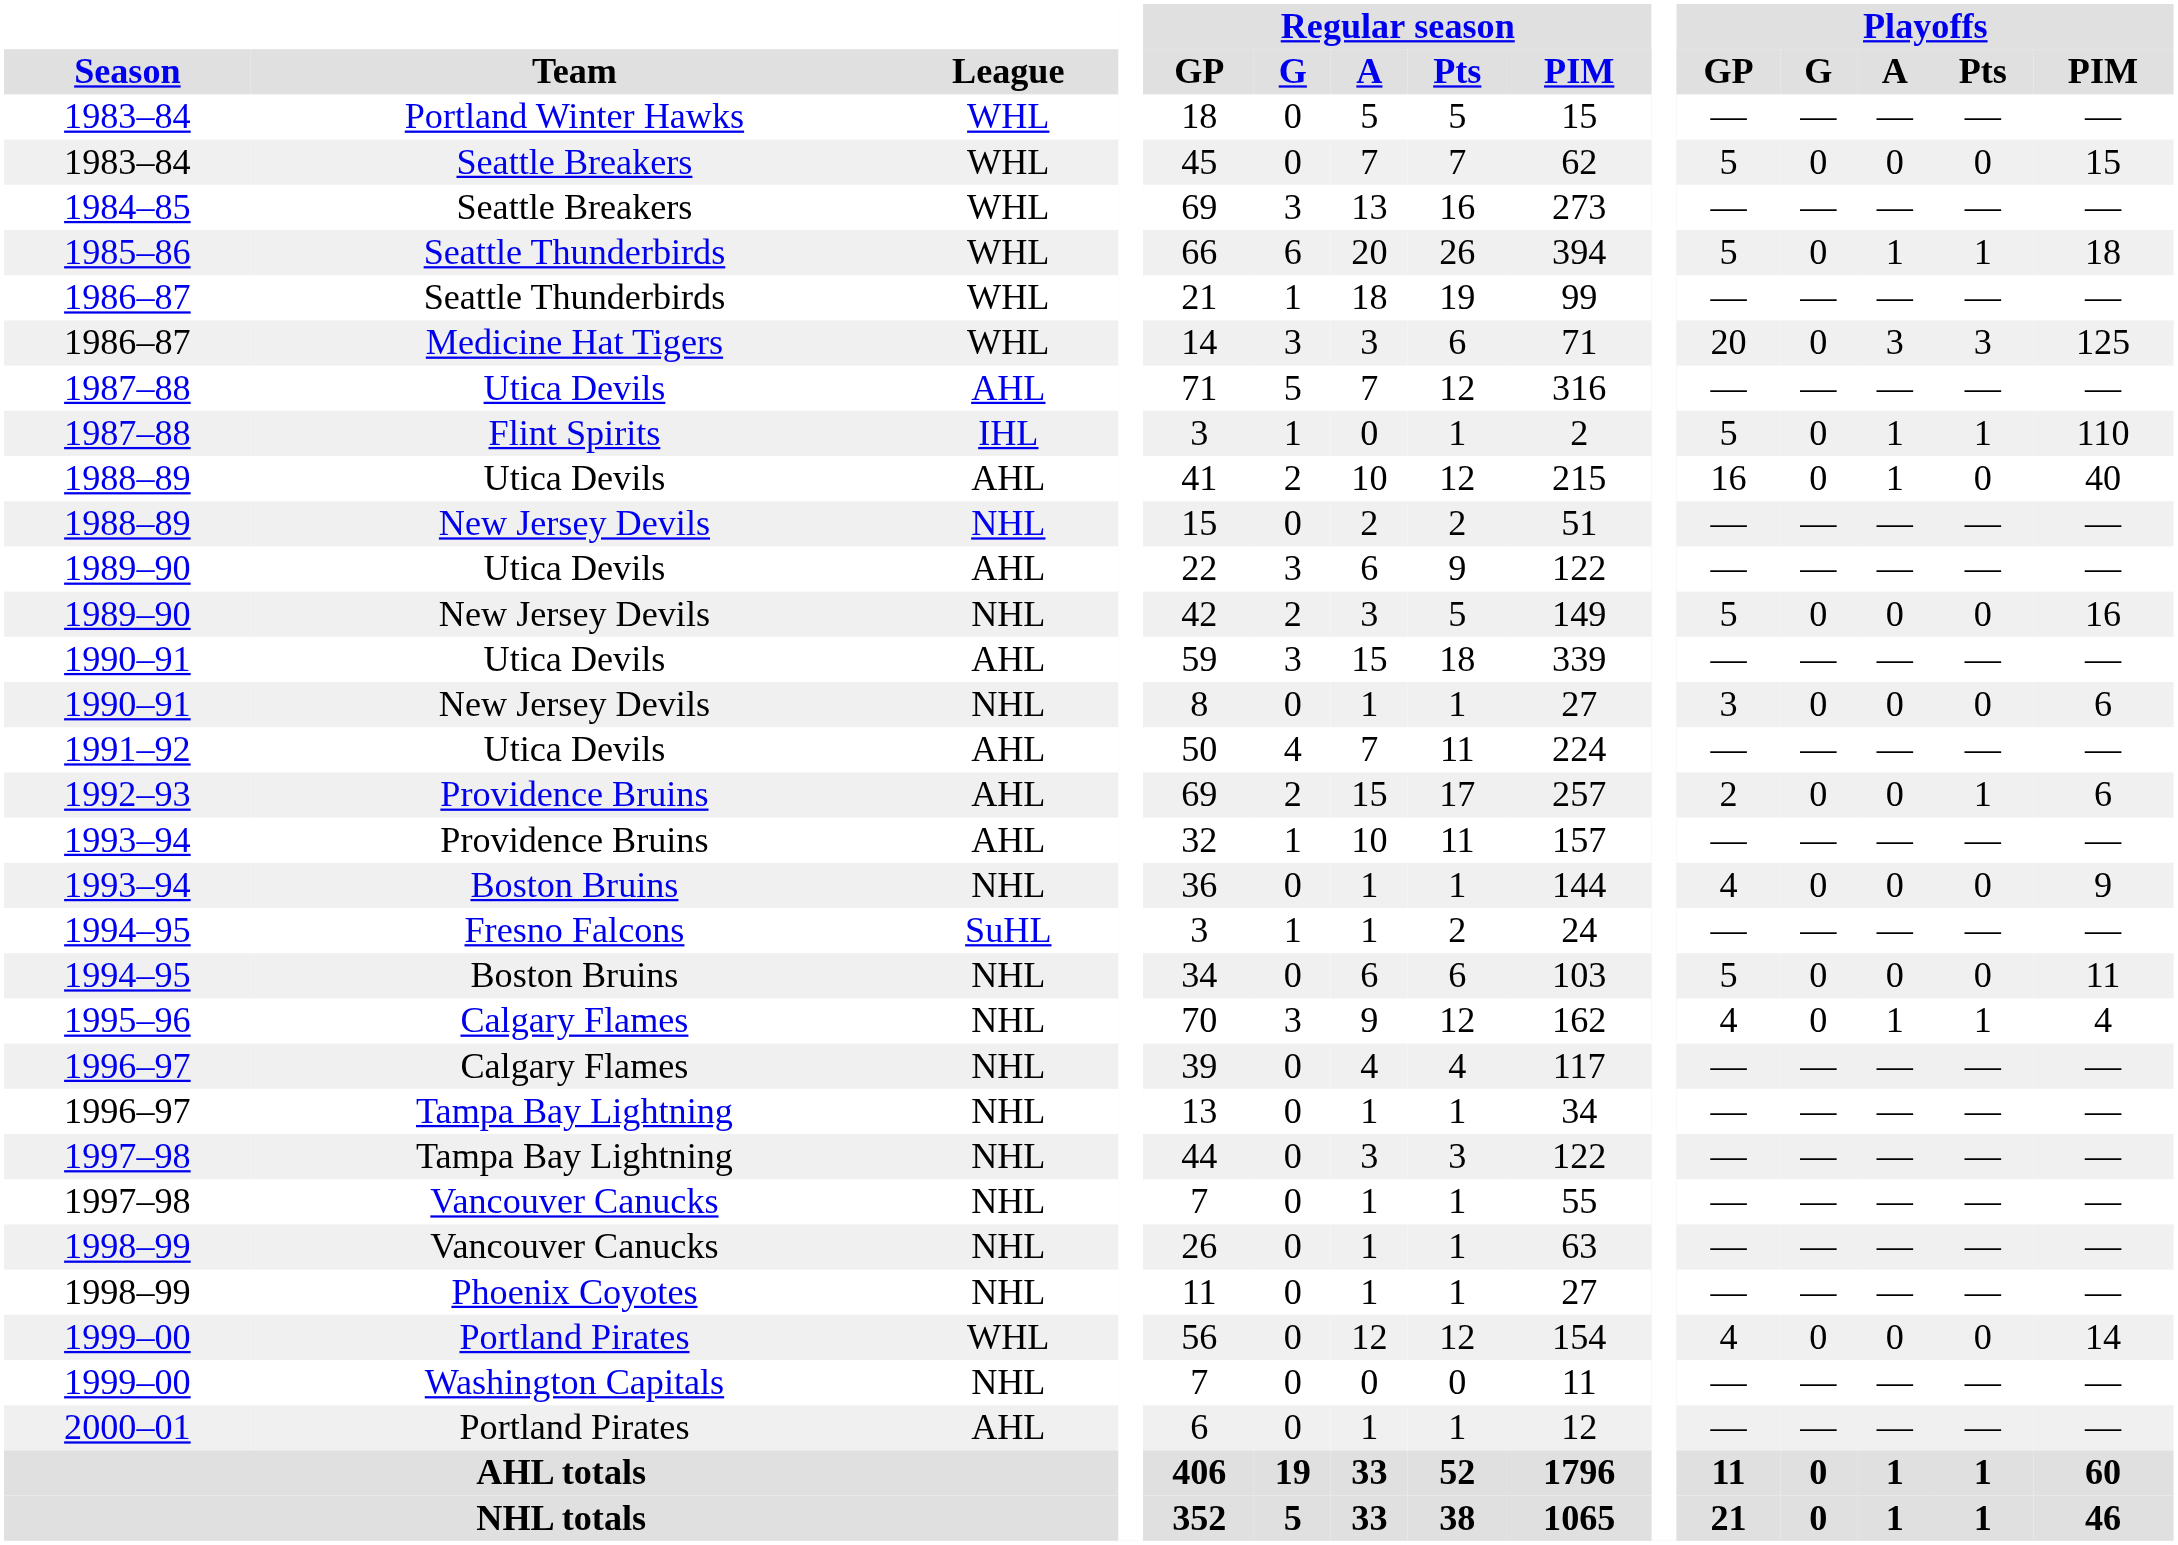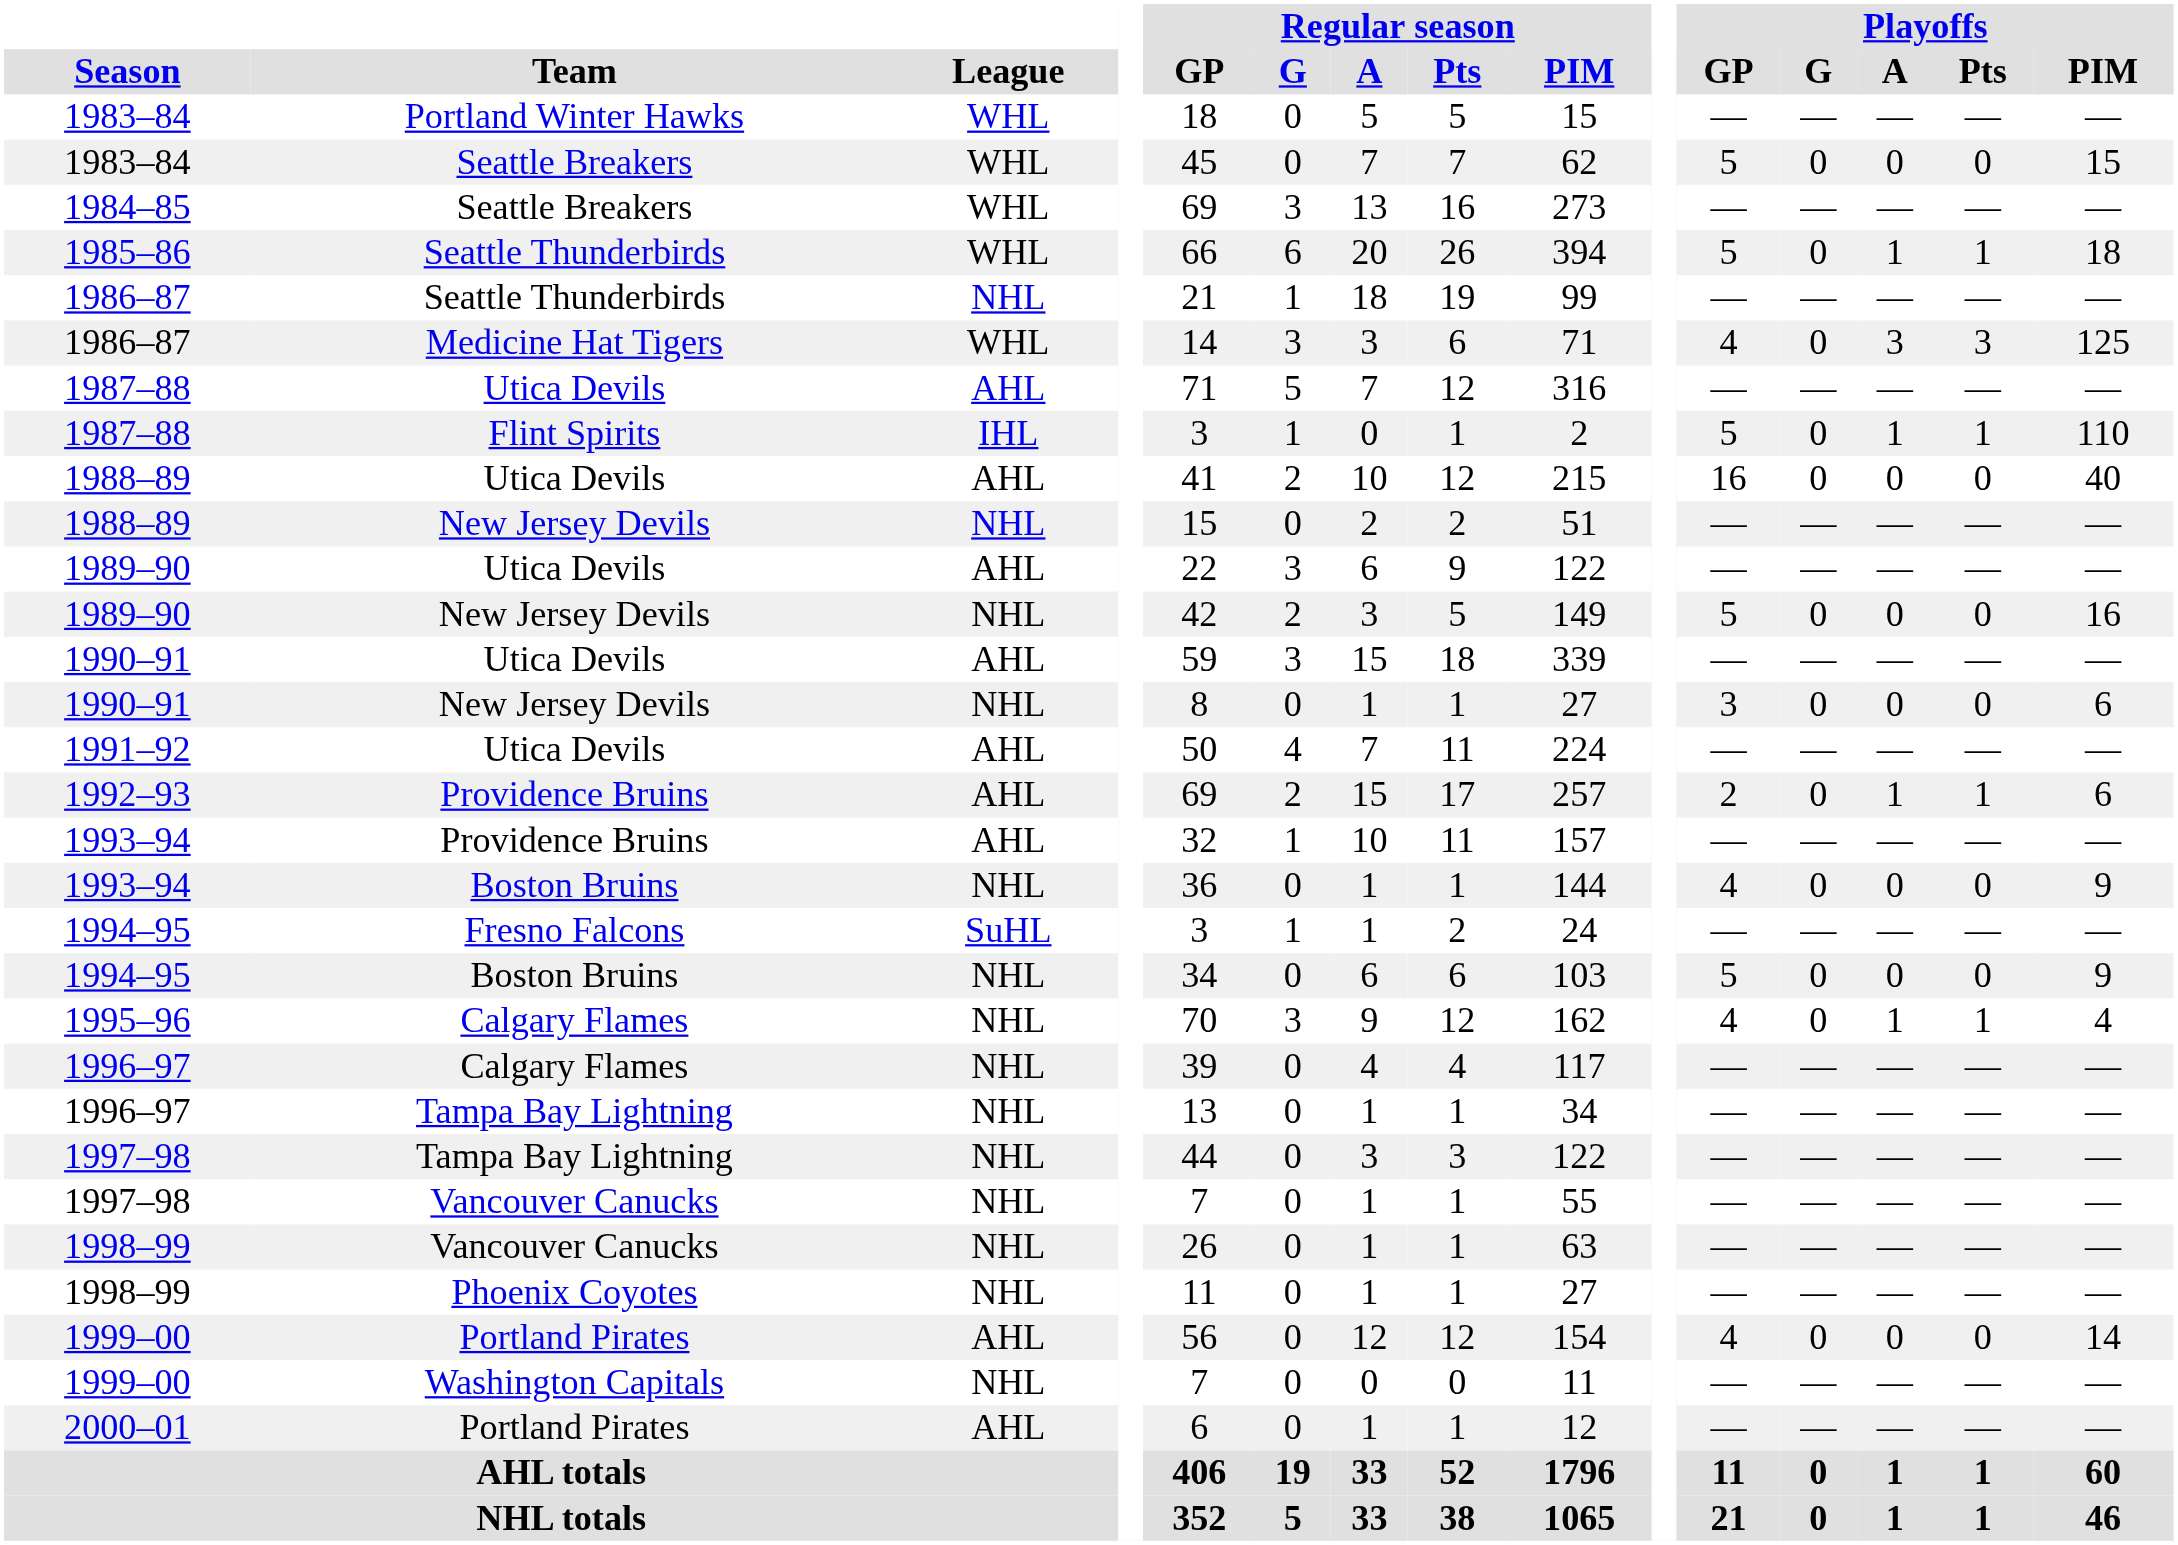(1008, 297) WHL -> (1008, 297) NHL
(1729, 342) 20 -> (1729, 342) 4
(1895, 477) 1 -> (1895, 477) 0
(1895, 794) 0 -> (1895, 794) 1
(2103, 975) 11 -> (2103, 975) 9
(1008, 1336) WHL -> (1008, 1336) AHL
